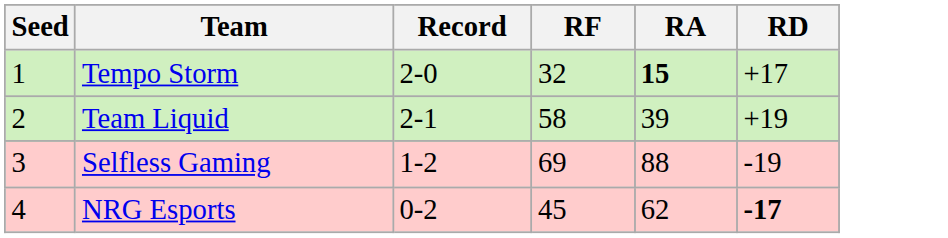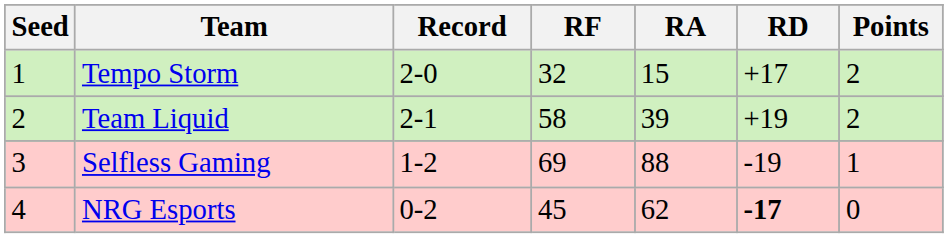+ column: (891, 27)
(655, 72) bold -> (655, 72) normal
